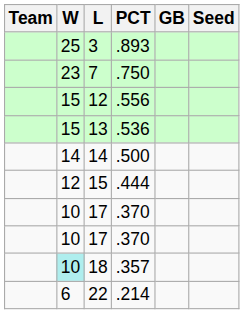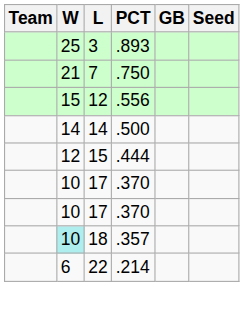(71, 73) 23 -> (71, 73) 21
- row: (98, 128)
